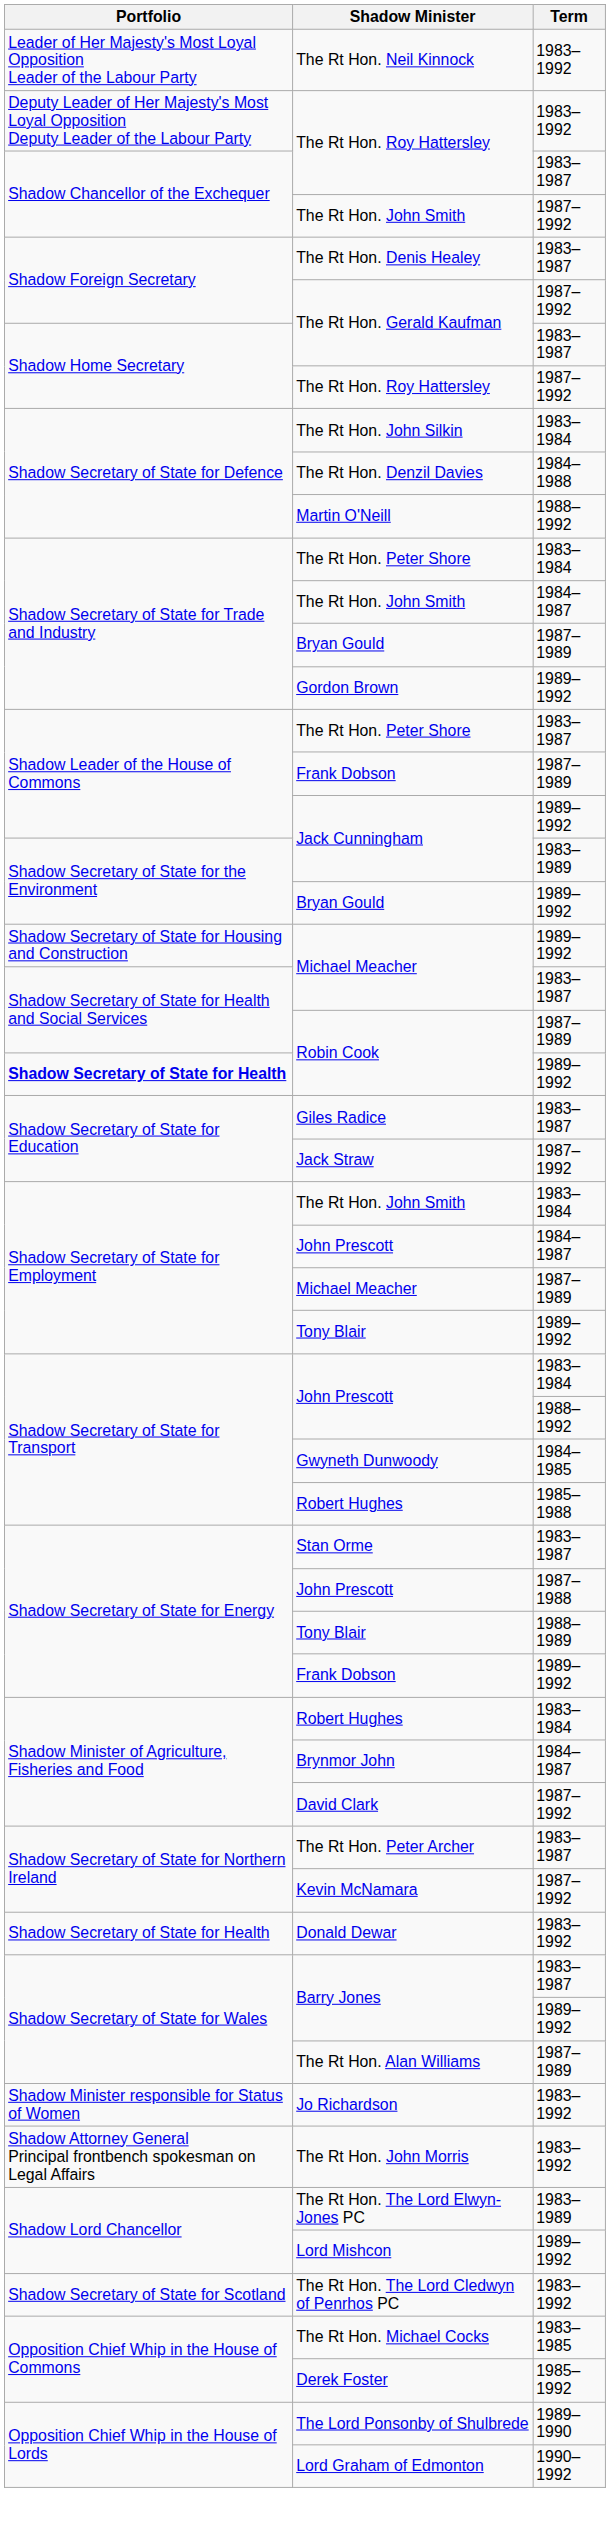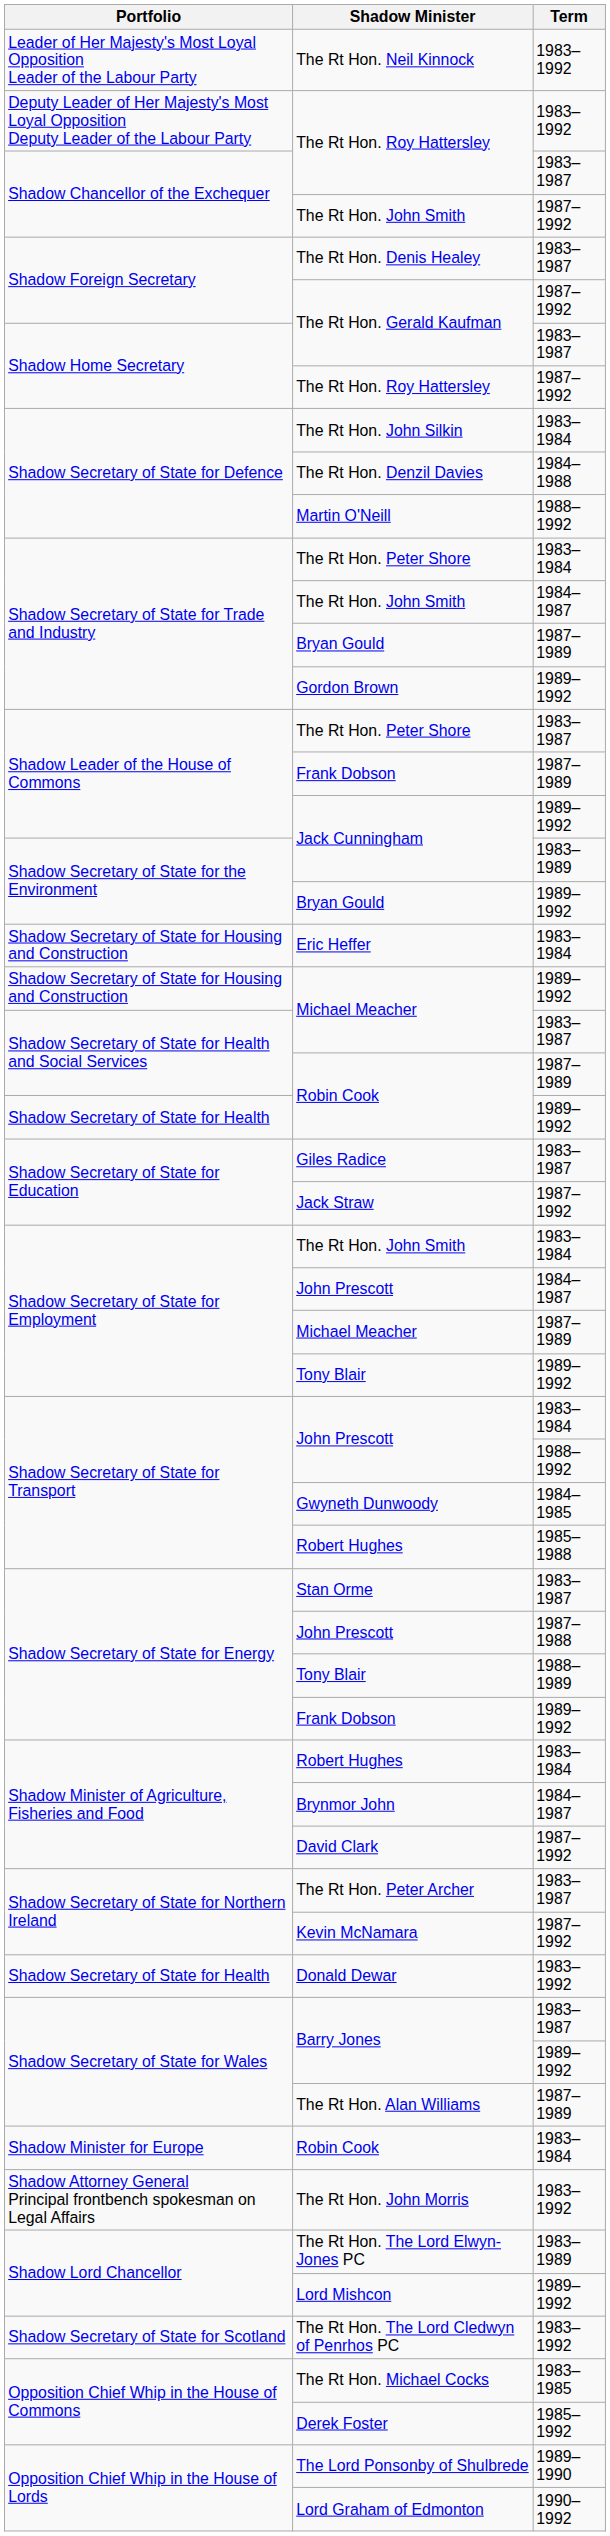+ row: (333, 945)
(147, 1074) bold -> (139, 1117) normal
+ row: (338, 2147)
- row: (347, 2104)
